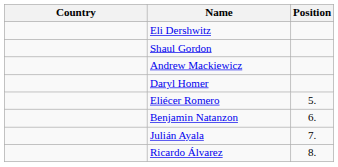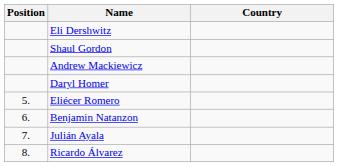columns swapped: (312, 13) <-> (76, 13)
